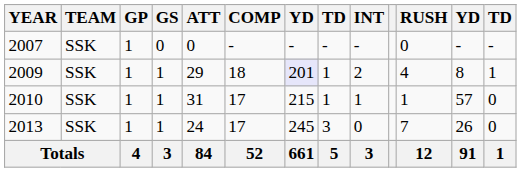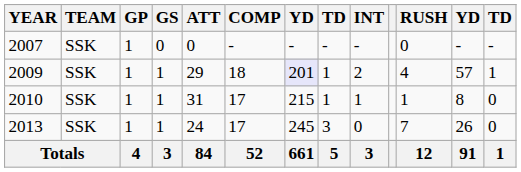(460, 72) 8 -> (464, 72) 57
(464, 99) 57 -> (460, 99) 8
